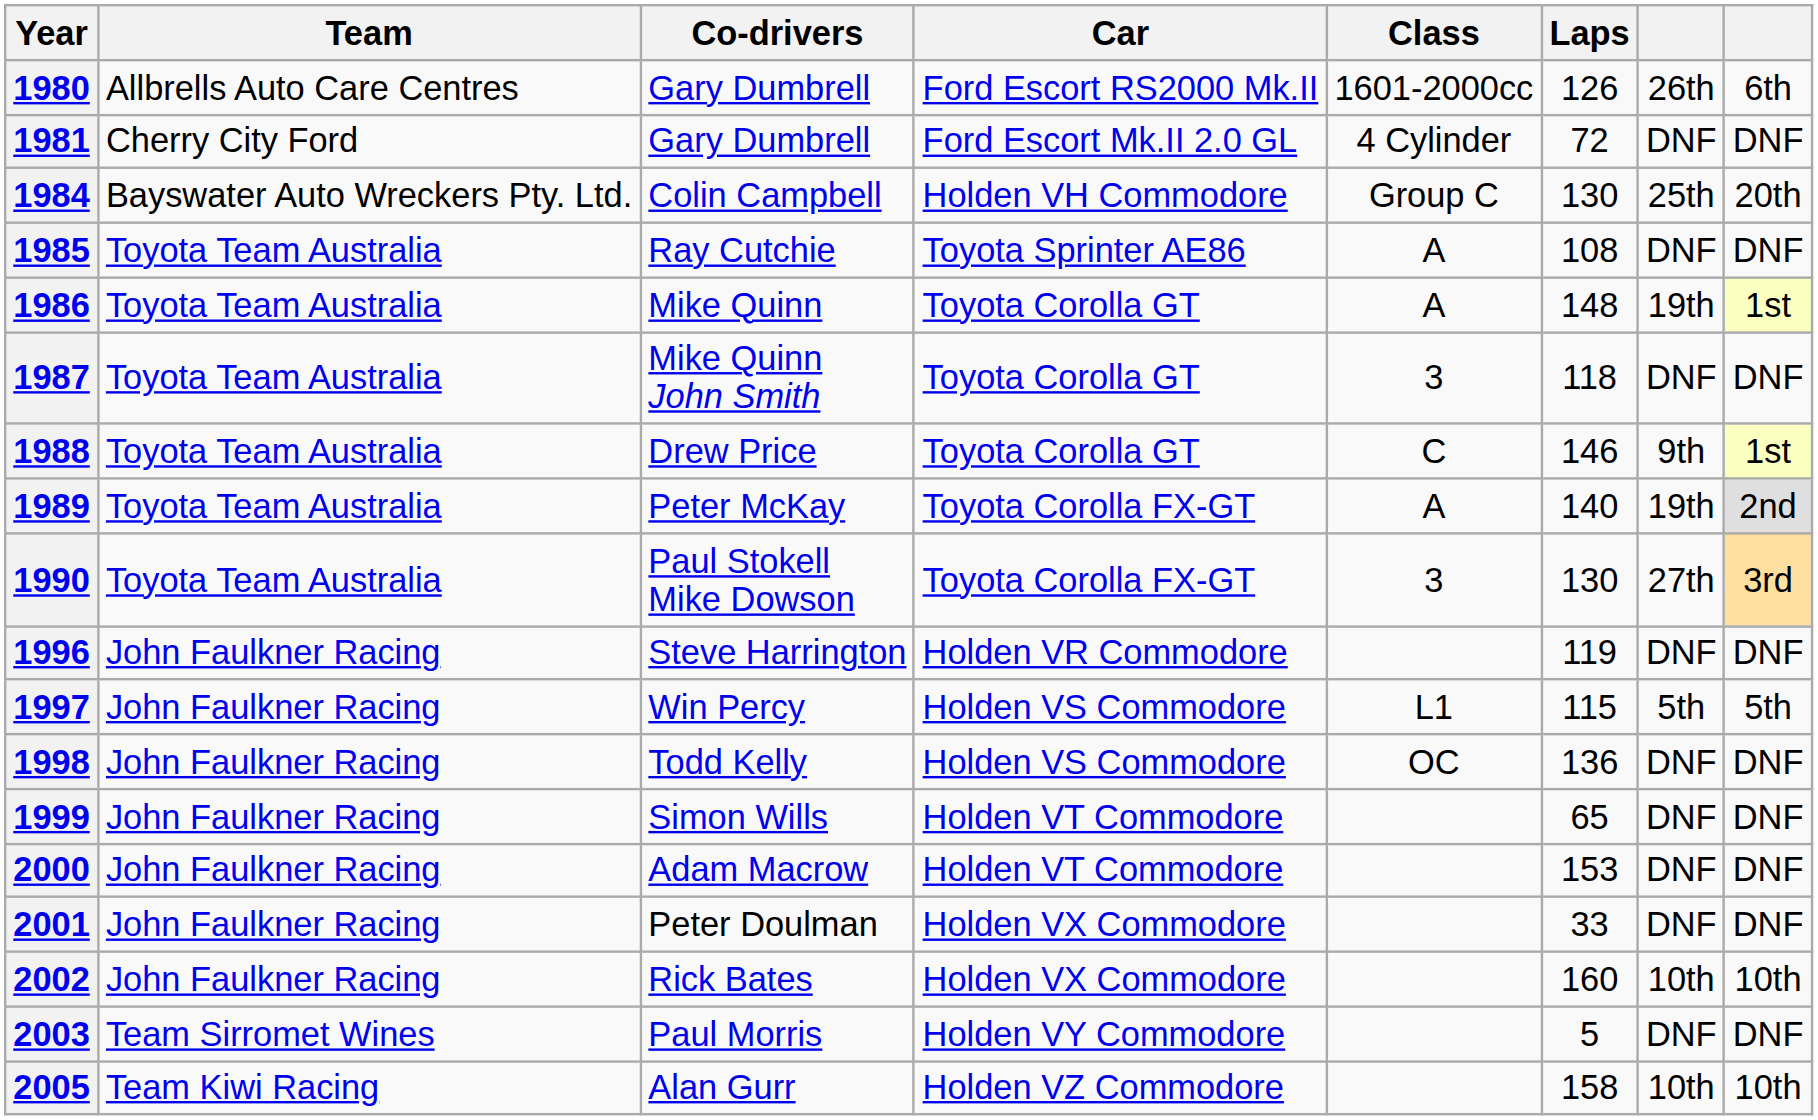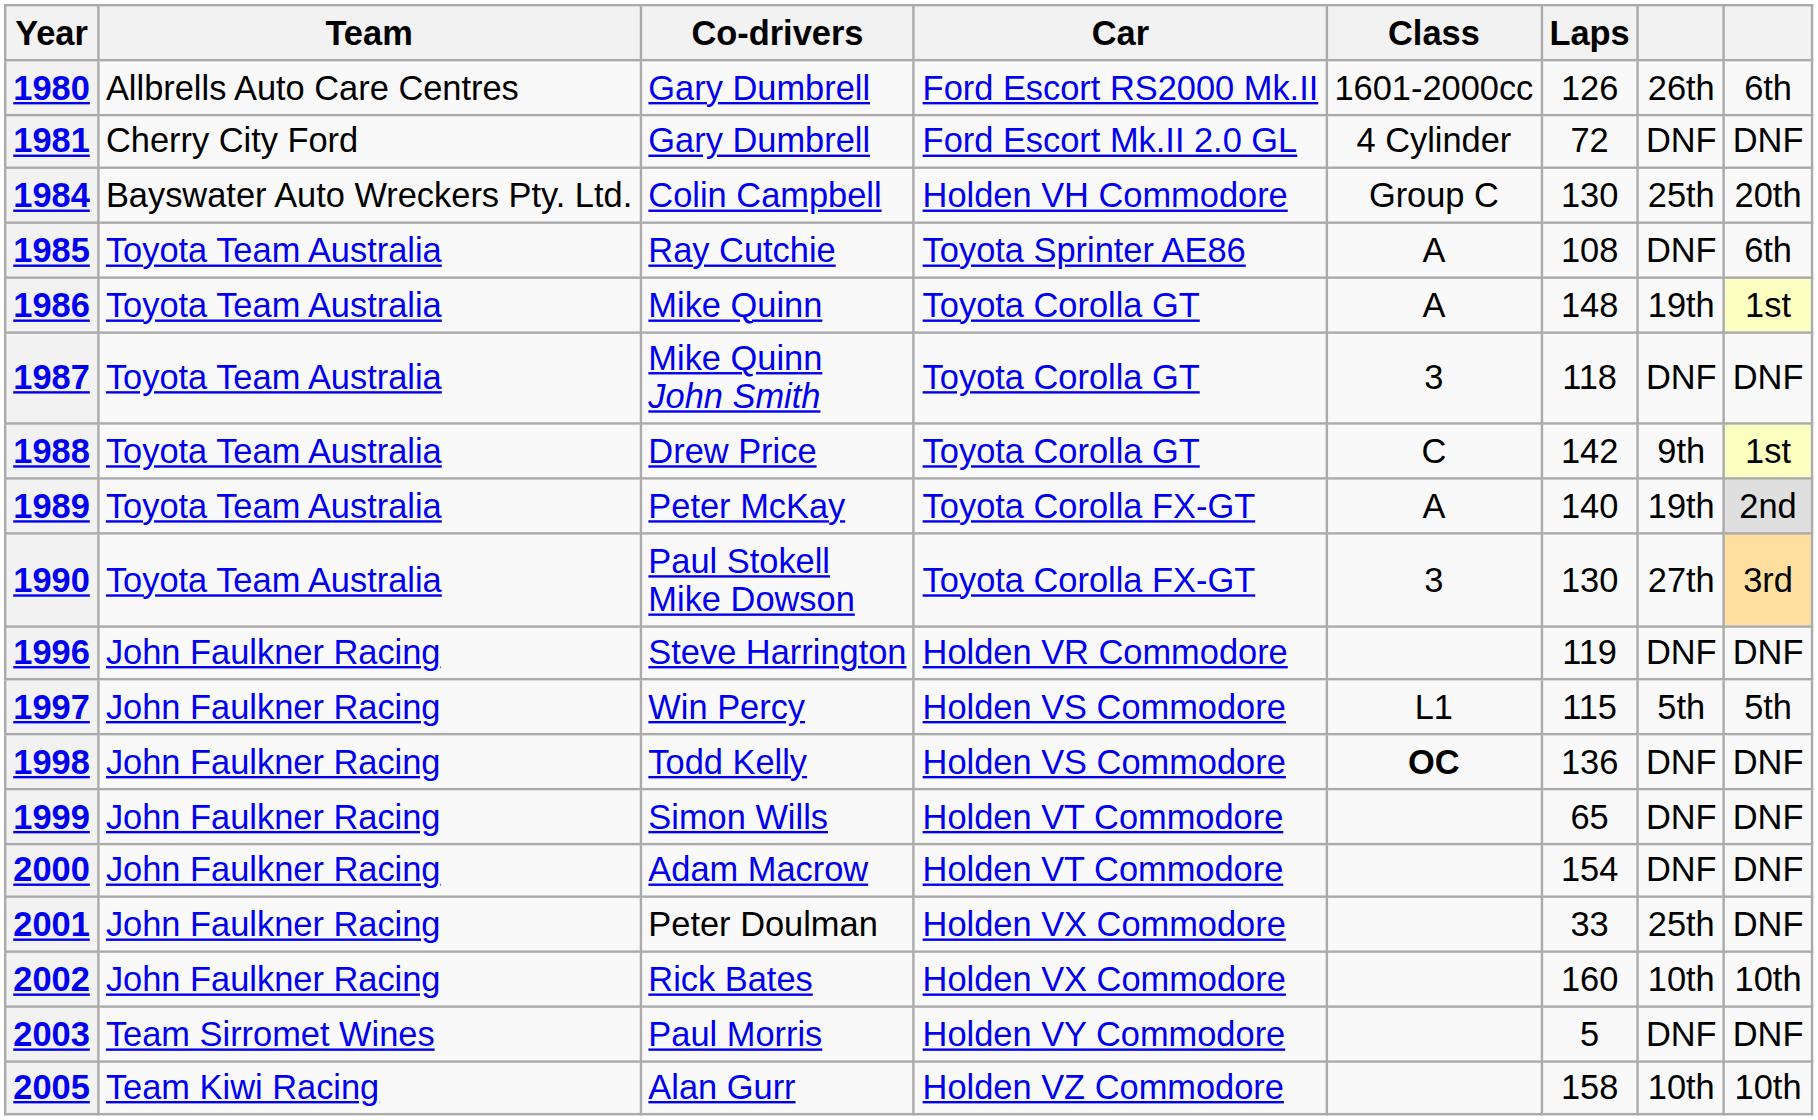(1768, 250) DNF -> (1768, 250) 6th
(1590, 452) 146 -> (1590, 452) 142
(1434, 762) normal -> (1434, 762) bold
(1590, 870) 153 -> (1590, 870) 154
(1681, 925) DNF -> (1681, 925) 25th
